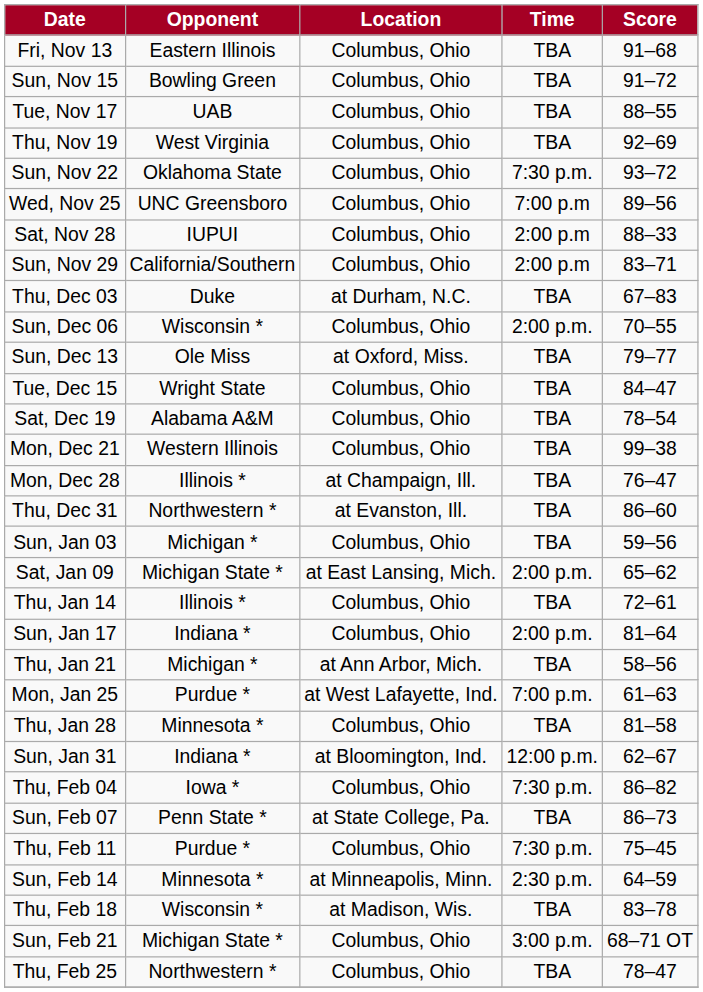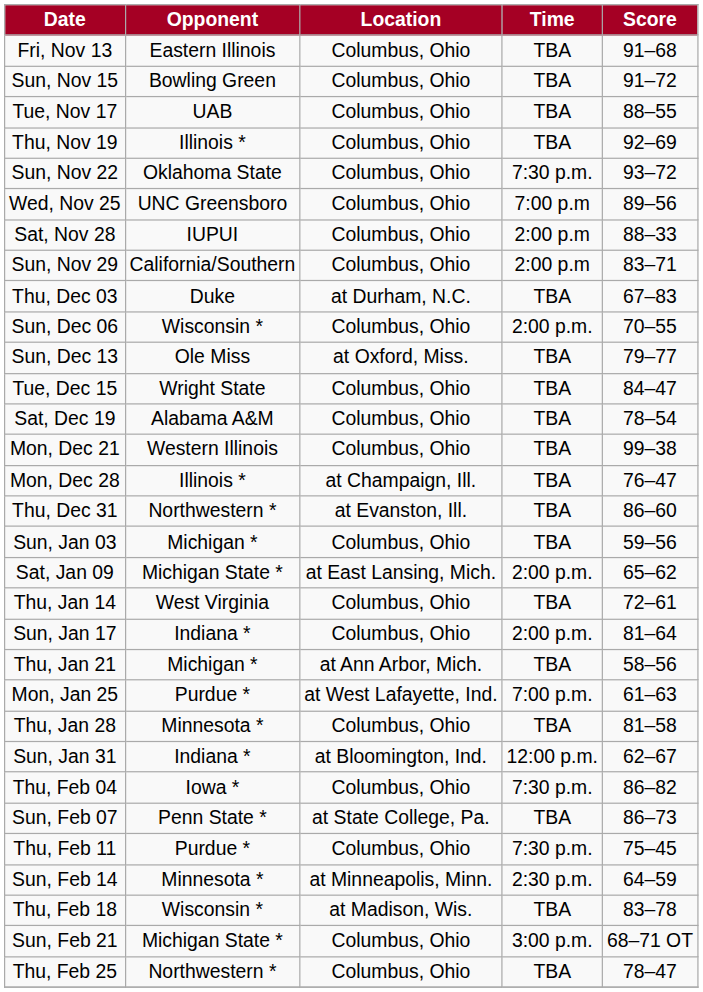(212, 142) West Virginia -> (212, 142) Illinois *
(212, 603) Illinois * -> (212, 603) West Virginia
